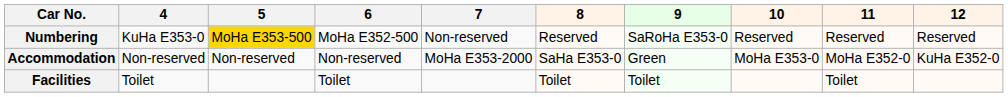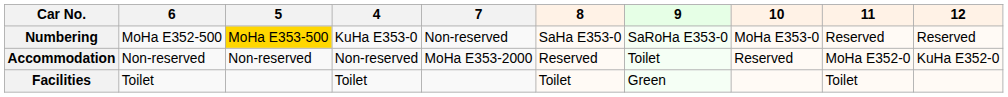columns swapped: (163, 15) <-> (368, 15)
(568, 37) Reserved -> (580, 37) SaHa E353-0
(764, 37) Reserved -> (777, 37) MoHa E353-0
(580, 59) SaHa E353-0 -> (568, 59) Reserved
(647, 59) Green -> (644, 59) Toilet
(777, 59) MoHa E353-0 -> (764, 59) Reserved
(644, 80) Toilet -> (647, 80) Green
